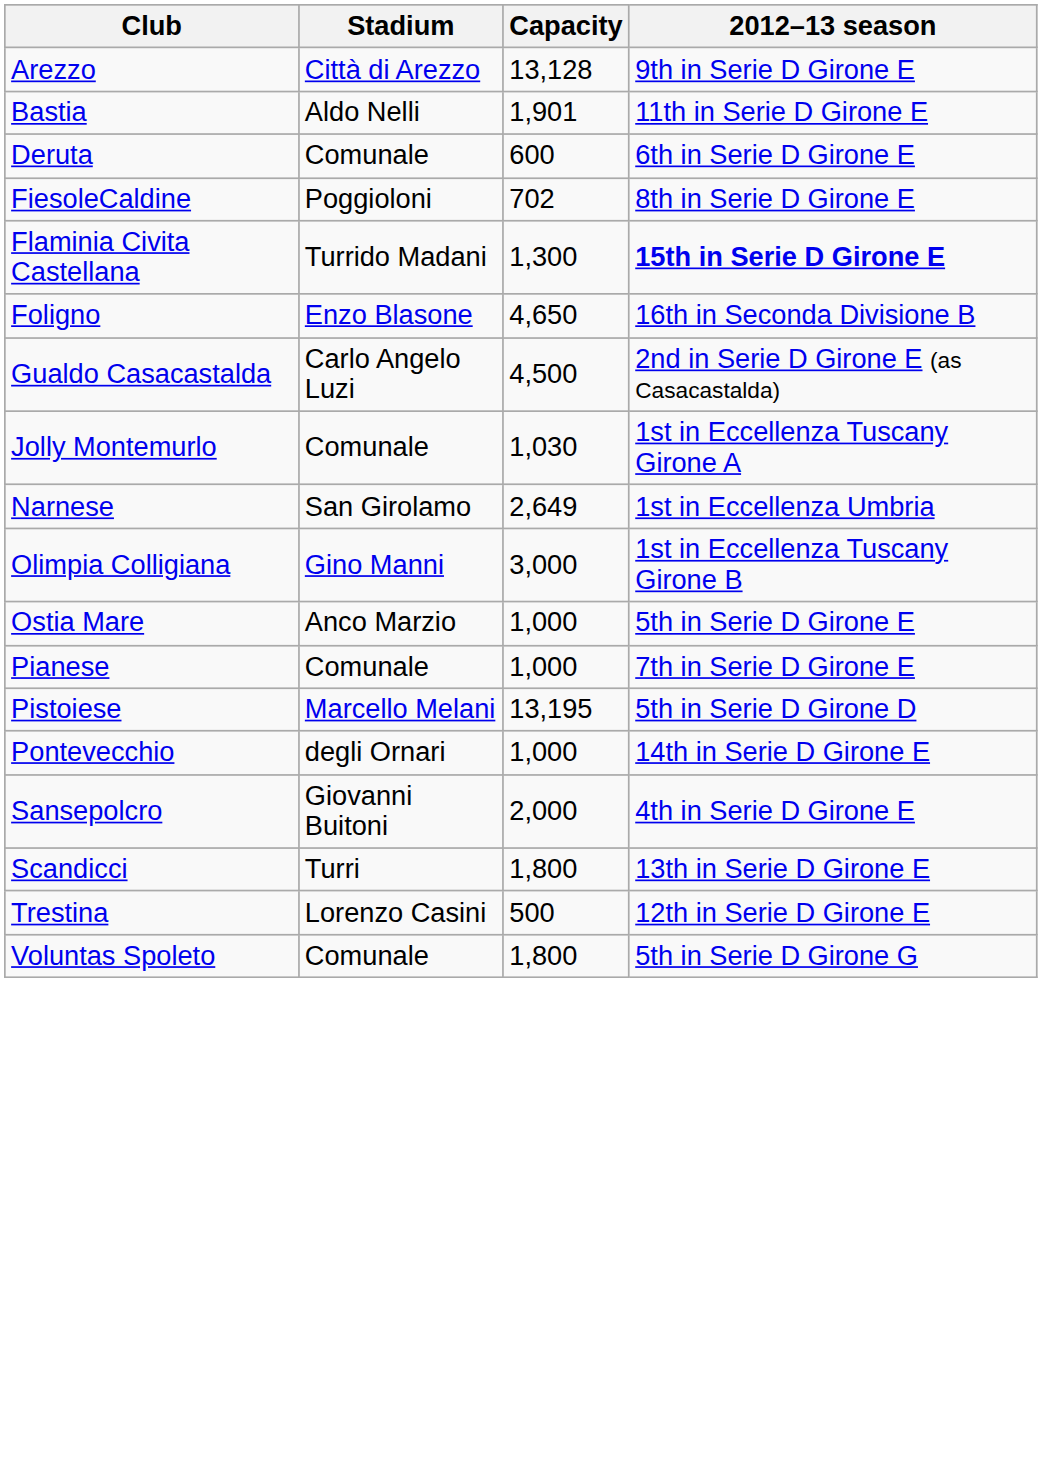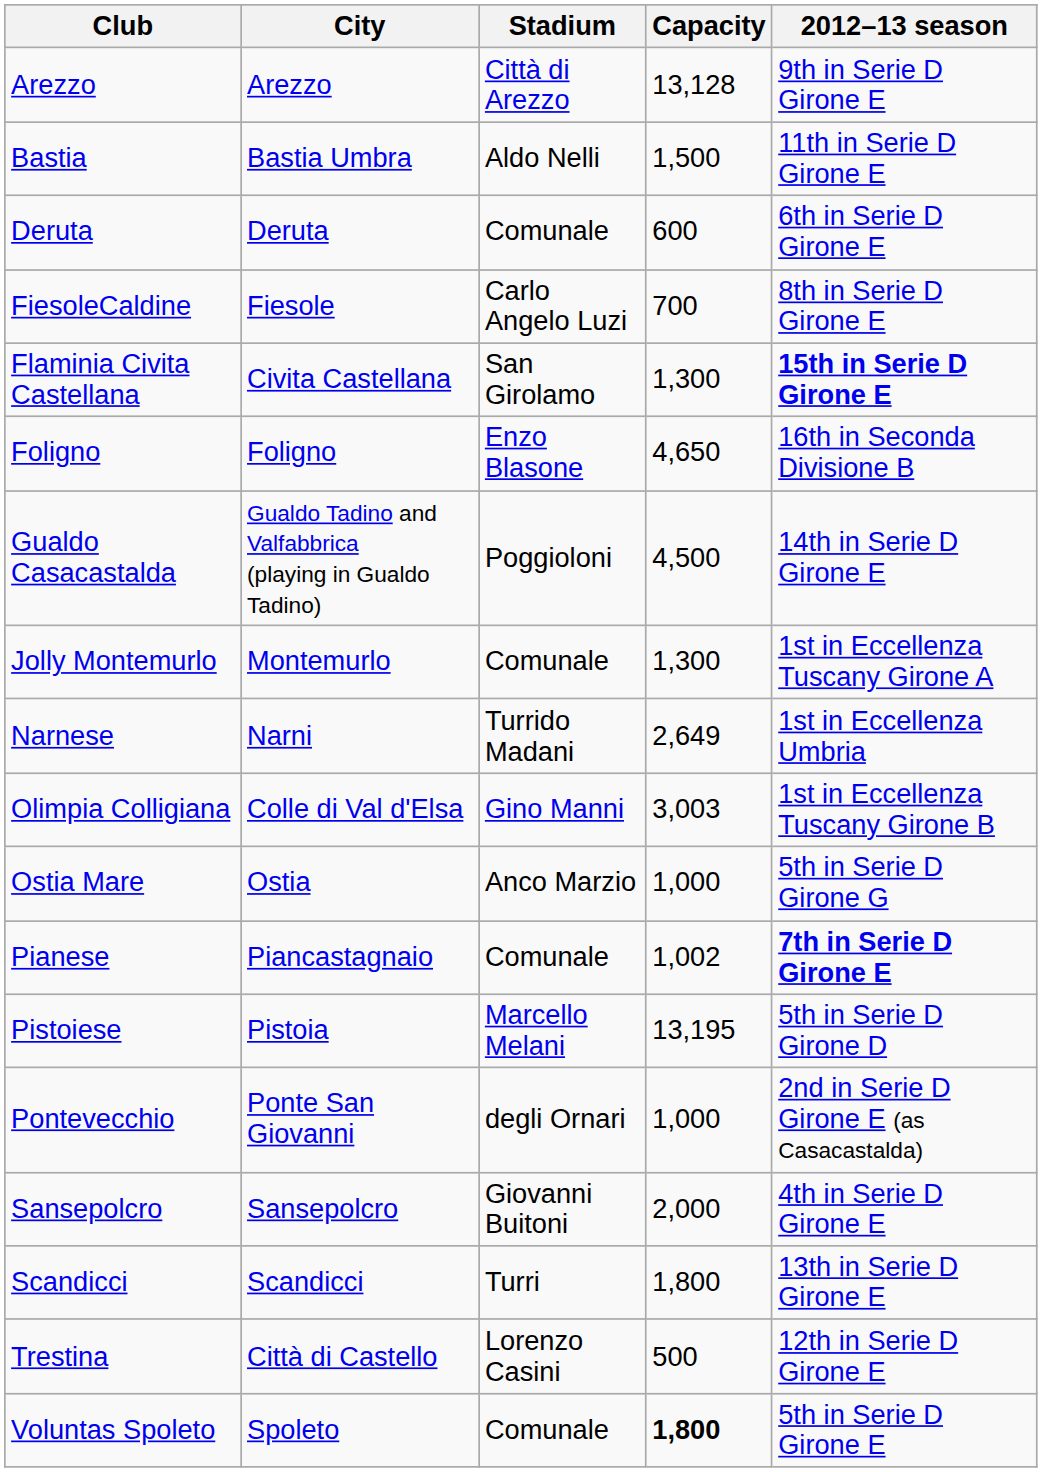+ column: (360, 26)
(543, 112) 1,901 -> (686, 158) 1,500
(368, 198) Poggioloni -> (556, 305) Carlo Angelo Luzi
(532, 198) 702 -> (675, 305) 700
(396, 257) Turrido Madani -> (540, 379) San Girolamo
(383, 373) Carlo Angelo Luzi -> (548, 557) Poggioloni
(798, 373) 2nd in Serie D Girone E (as Casacastalda) -> (868, 557) 14th in Serie D Girone E
(543, 447) 1,030 -> (686, 661) 1,300
(388, 506) San Girolamo -> (529, 735) Turrido Madani
(543, 564) 3,000 -> (686, 809) 3,003
(775, 622) 5th in Serie D Girone E -> (861, 883) 5th in Serie D Girone G
(543, 666) 1,000 -> (686, 956) 1,002
(775, 666) normal -> (865, 956) bold
(783, 752) 14th in Serie D Girone E -> (864, 1119) 2nd in Serie D Girone E (as Casacastalda)
(543, 955) normal -> (686, 1429) bold
(777, 955) 5th in Serie D Girone G -> (861, 1429) 5th in Serie D Girone E
